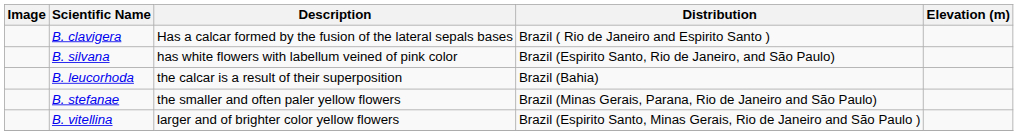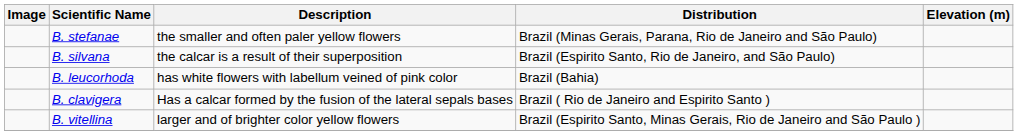rows swapped: (87, 36) <-> (86, 99)
(307, 57) has white flowers with labellum veined of pink color -> (280, 57) the calcar is a result of their superposition
(280, 78) the calcar is a result of their superposition -> (307, 78) has white flowers with labellum veined of pink color
